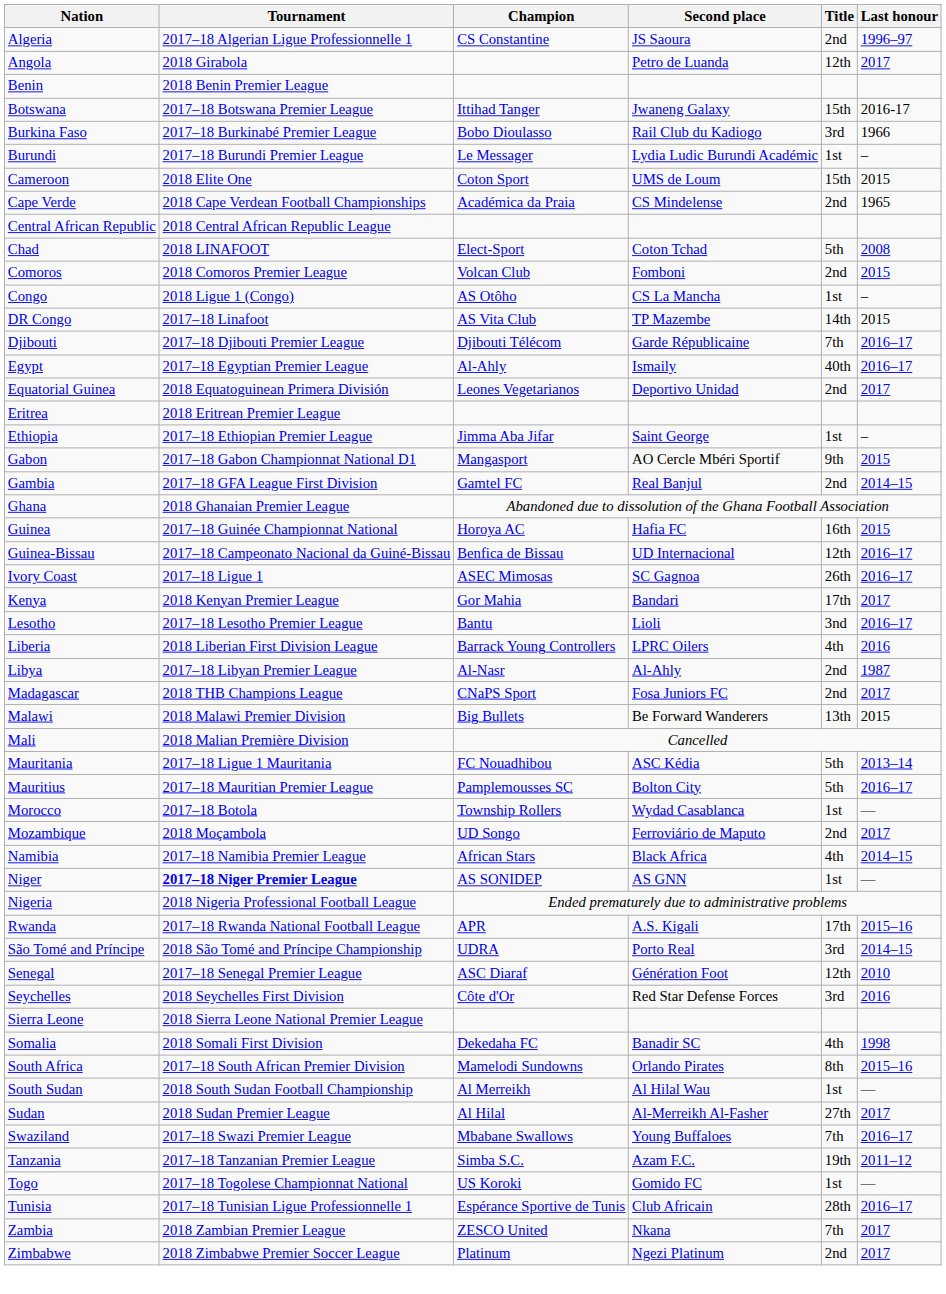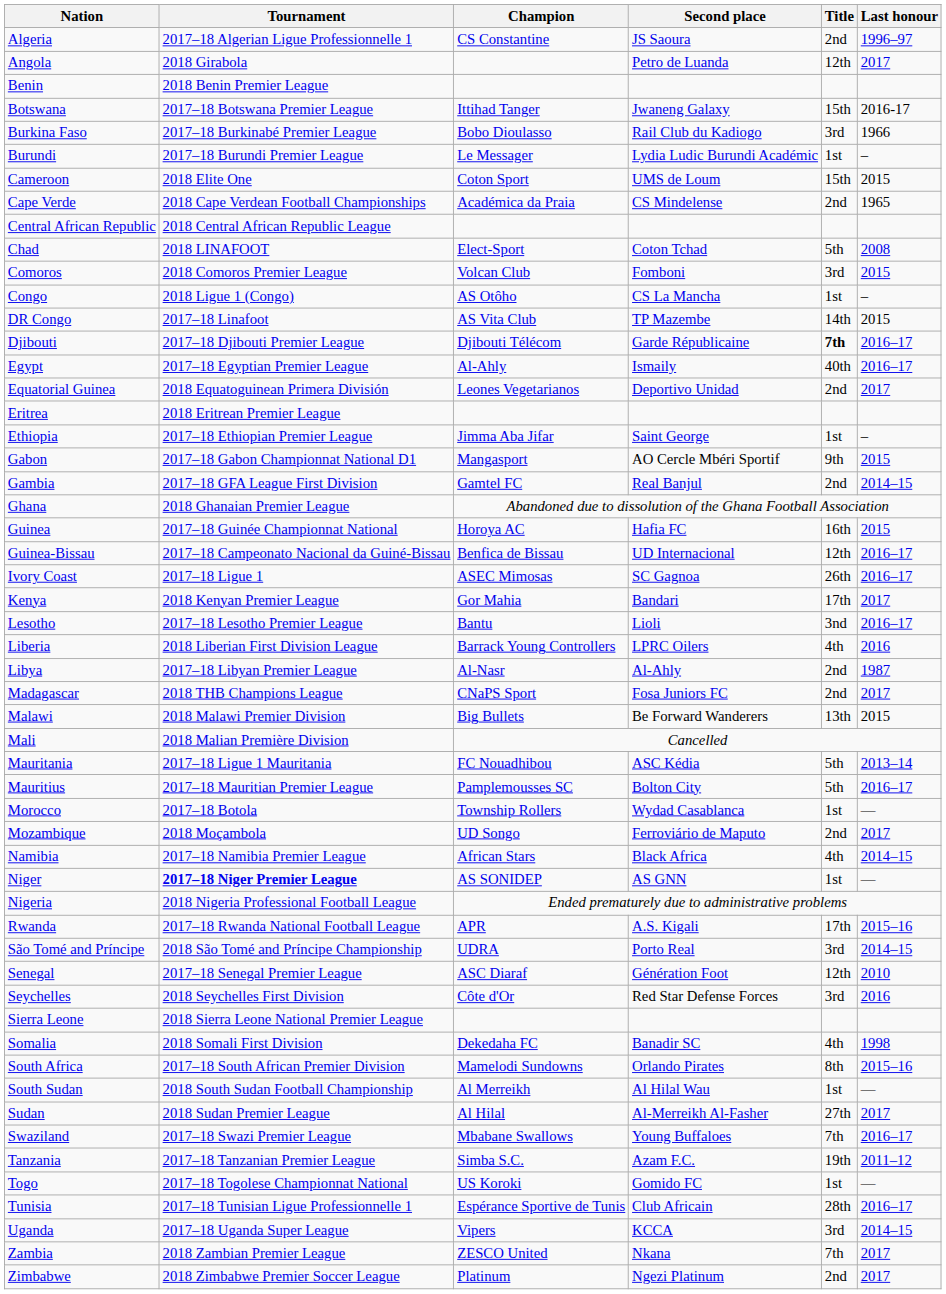(836, 272) 2nd -> (835, 272) 3rd
(834, 343) normal -> (835, 343) bold
+ row: (31, 1230)
